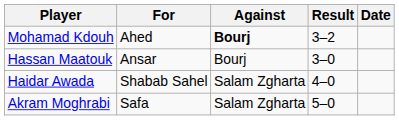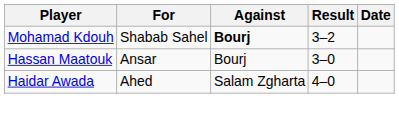(136, 37) Ahed -> (164, 37) Shabab Sahel
(164, 81) Shabab Sahel -> (136, 81) Ahed
- row: (59, 103)
